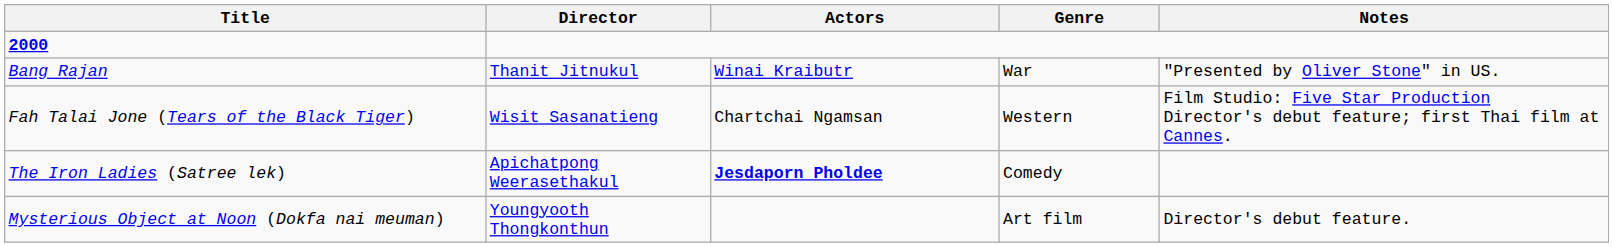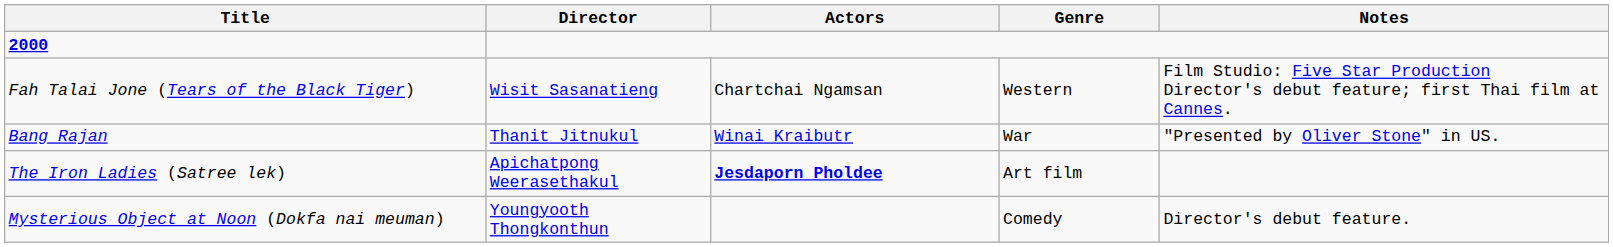rows swapped: (58, 72) <-> (212, 118)
(1033, 173) Comedy -> (1043, 173) Art film
(1043, 219) Art film -> (1033, 219) Comedy
